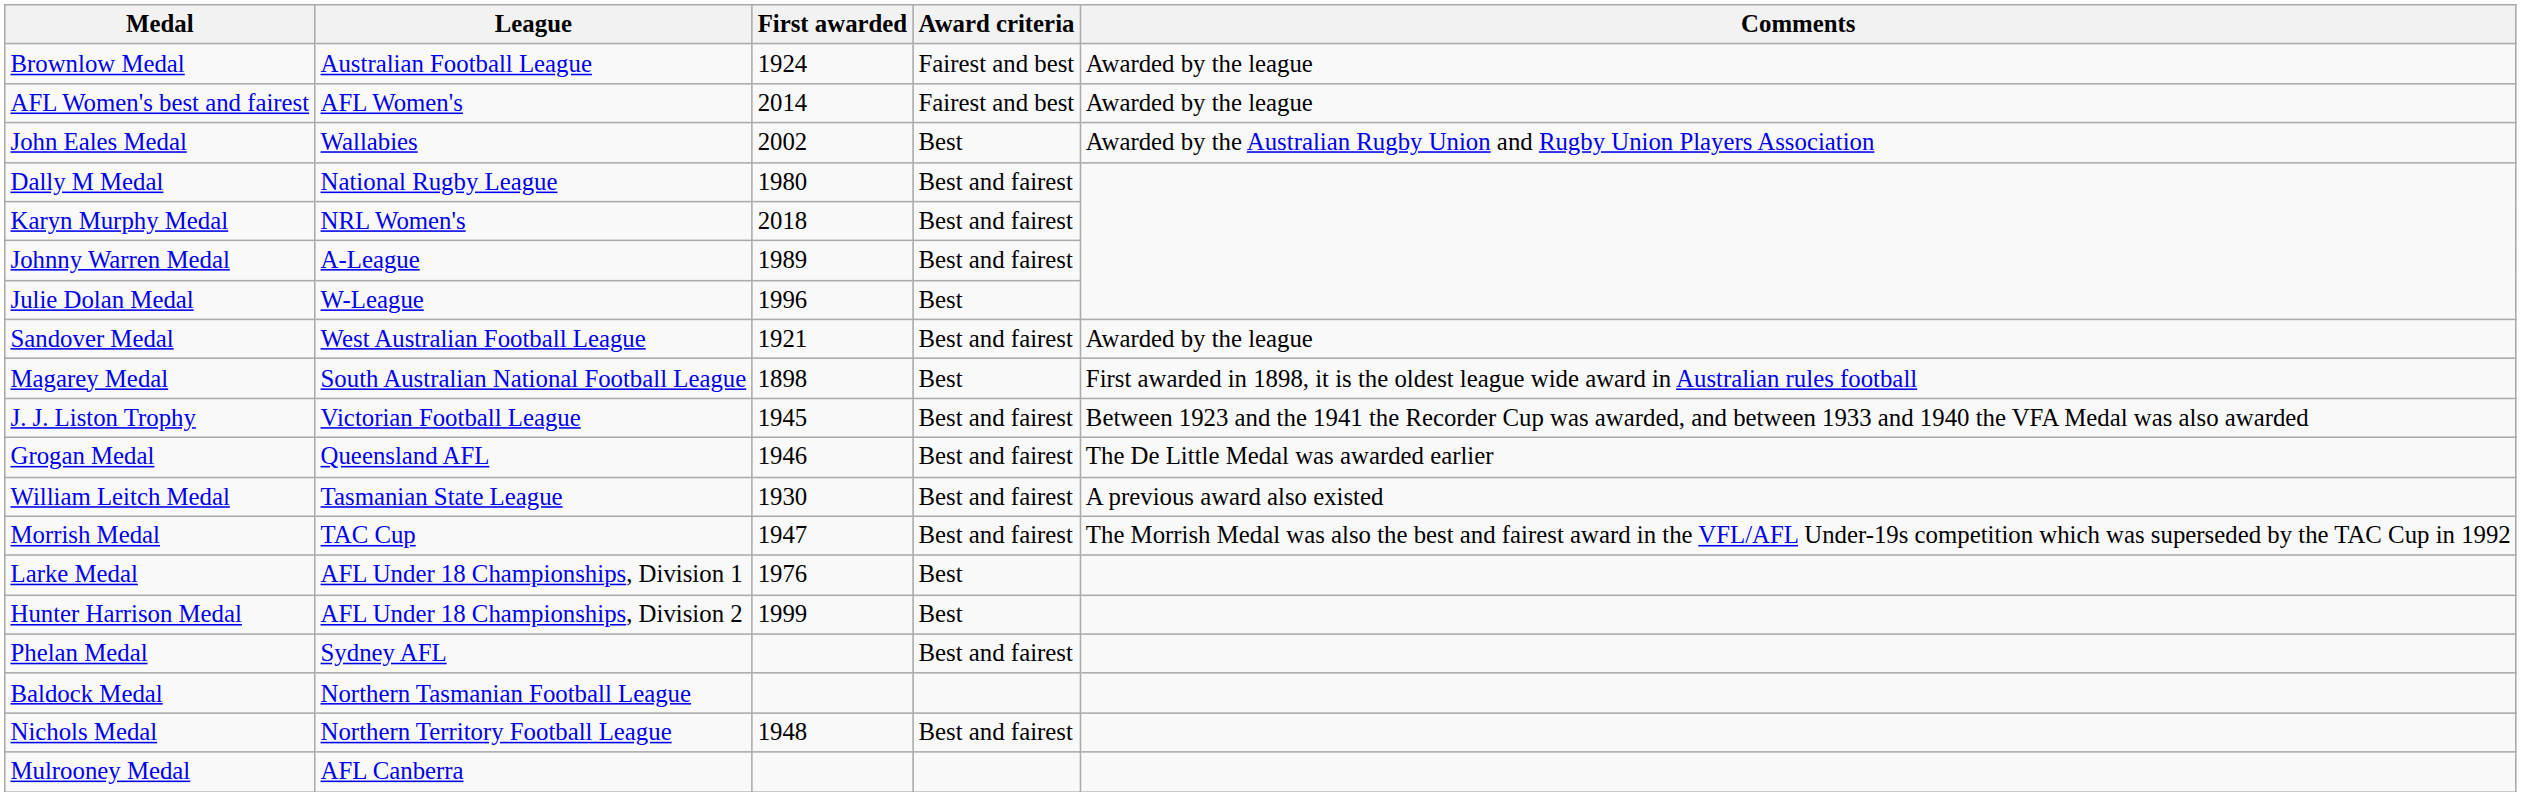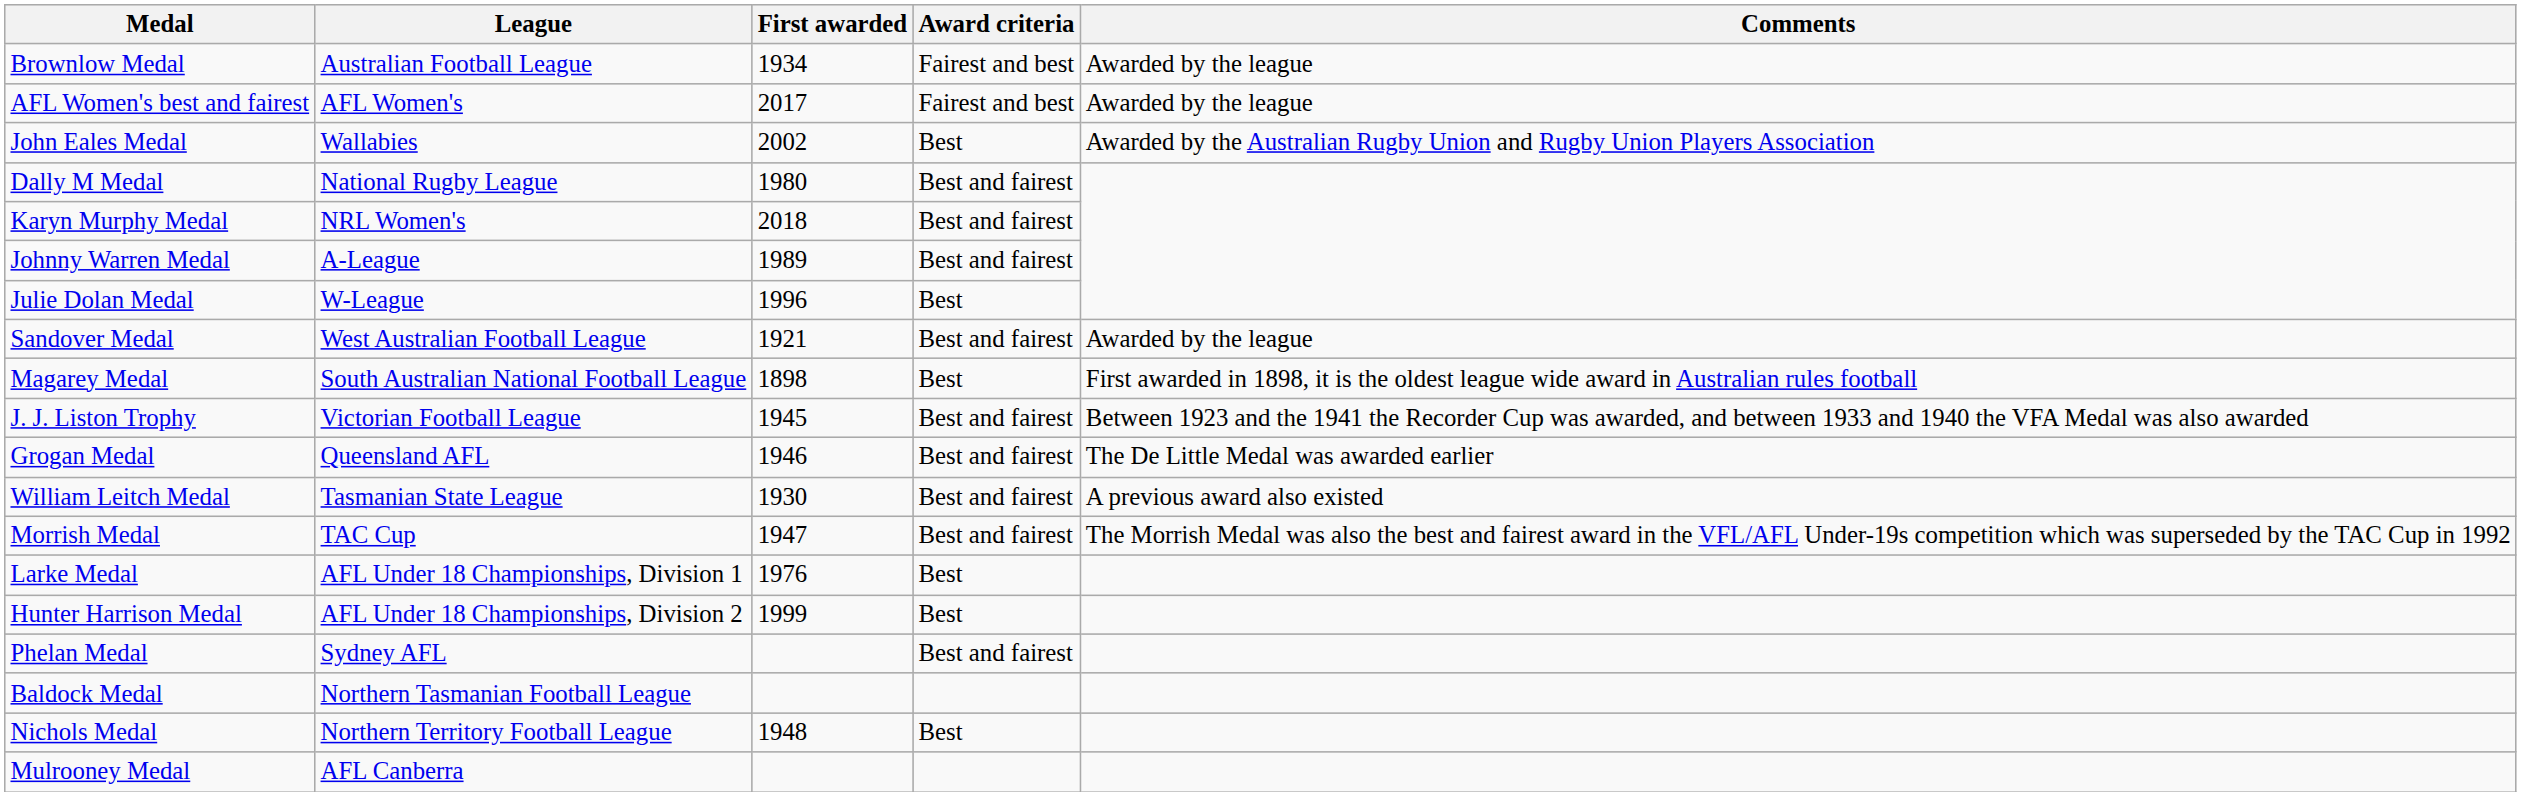(782, 63) 1924 -> (782, 63) 1934
(782, 102) 2014 -> (782, 102) 2017
(996, 732) Best and fairest -> (941, 732) Best
